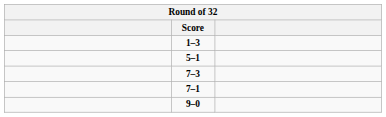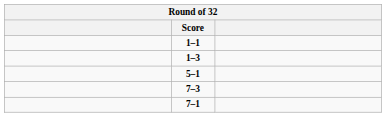+ row: (193, 43)
- row: (193, 105)
